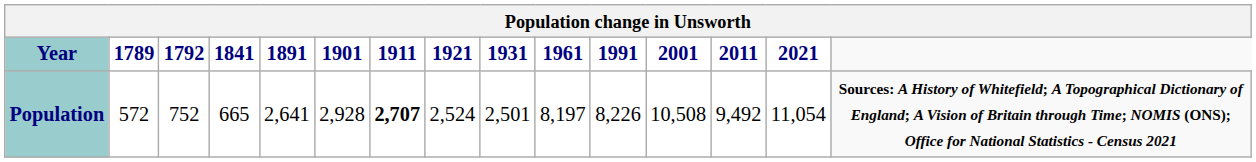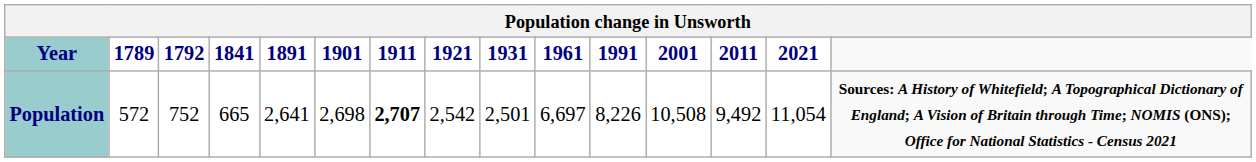(342, 114) 2,928 -> (342, 114) 2,698
(452, 114) 2,524 -> (452, 114) 2,542
(563, 114) 8,197 -> (563, 114) 6,697
